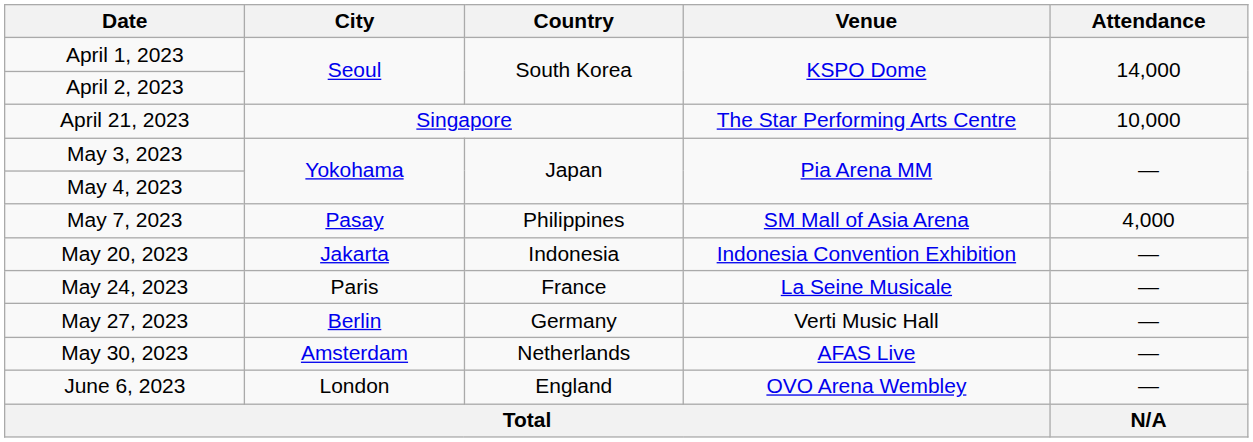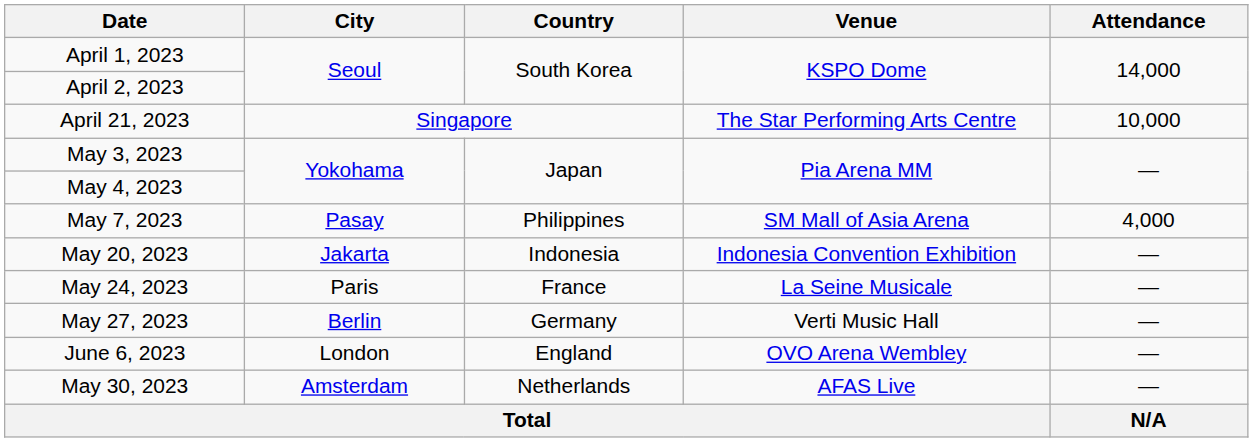rows swapped: (125, 353) <-> (125, 386)
